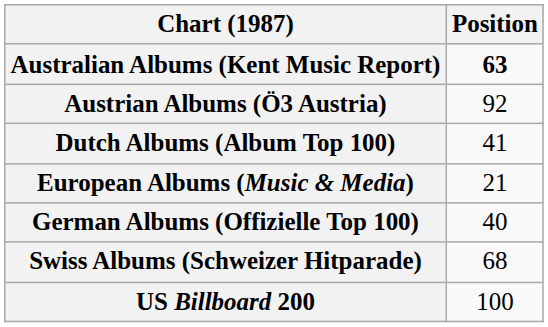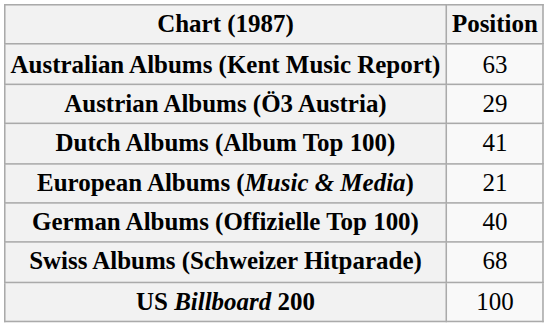(495, 63) bold -> (495, 63) normal
(495, 103) 92 -> (495, 103) 29
